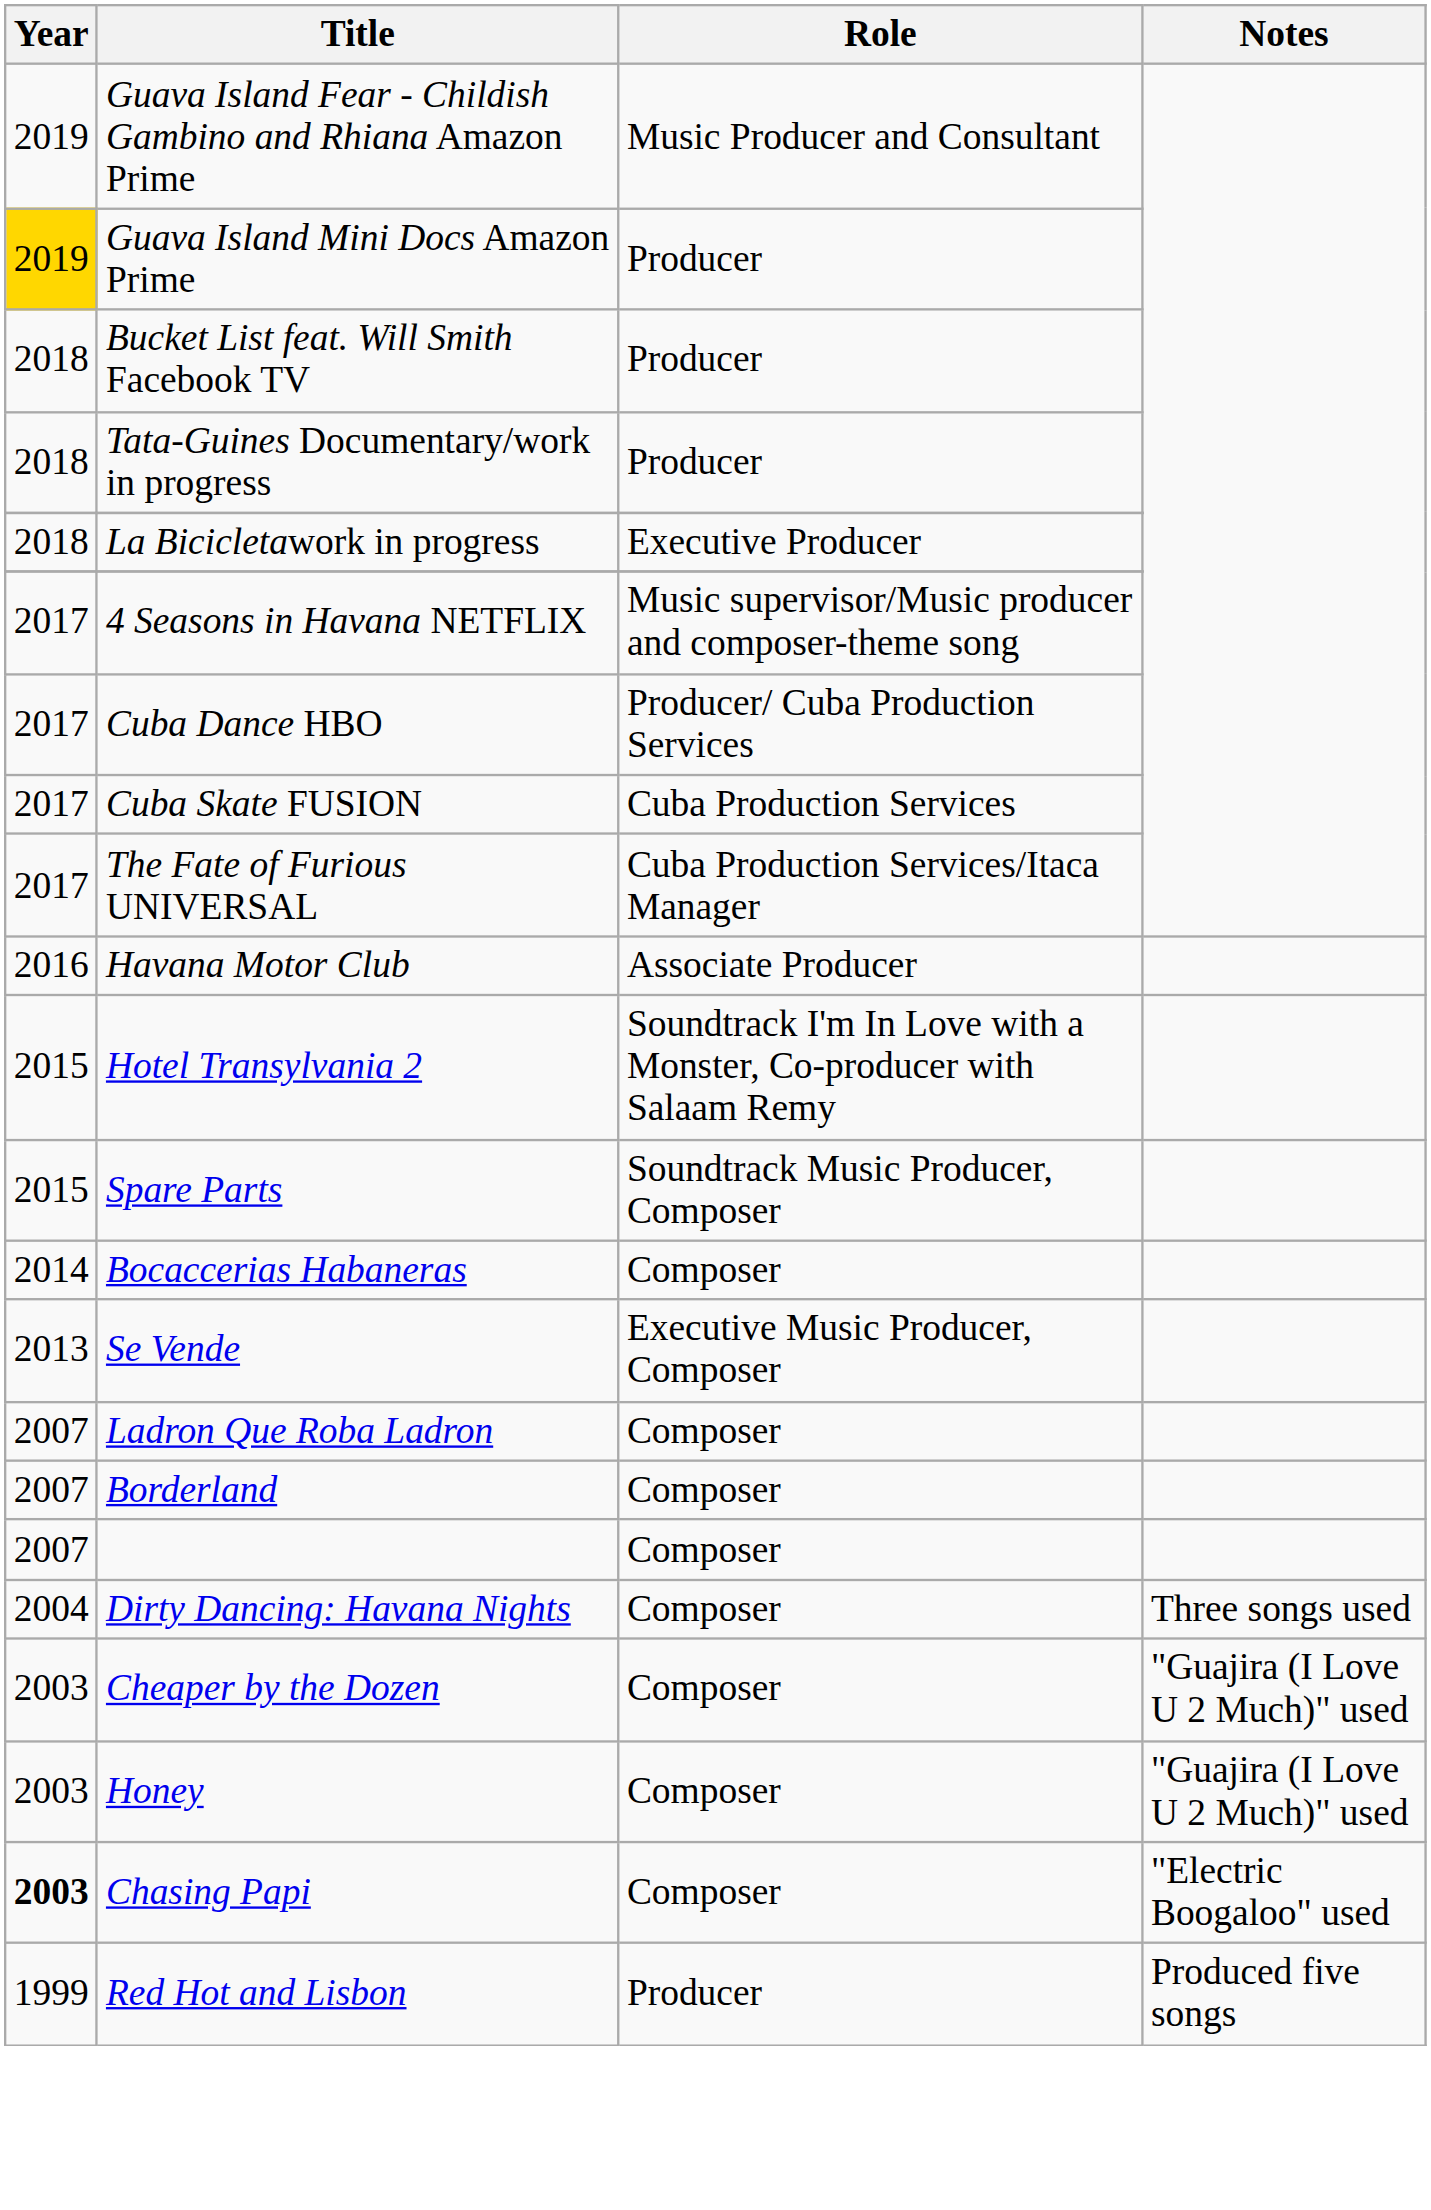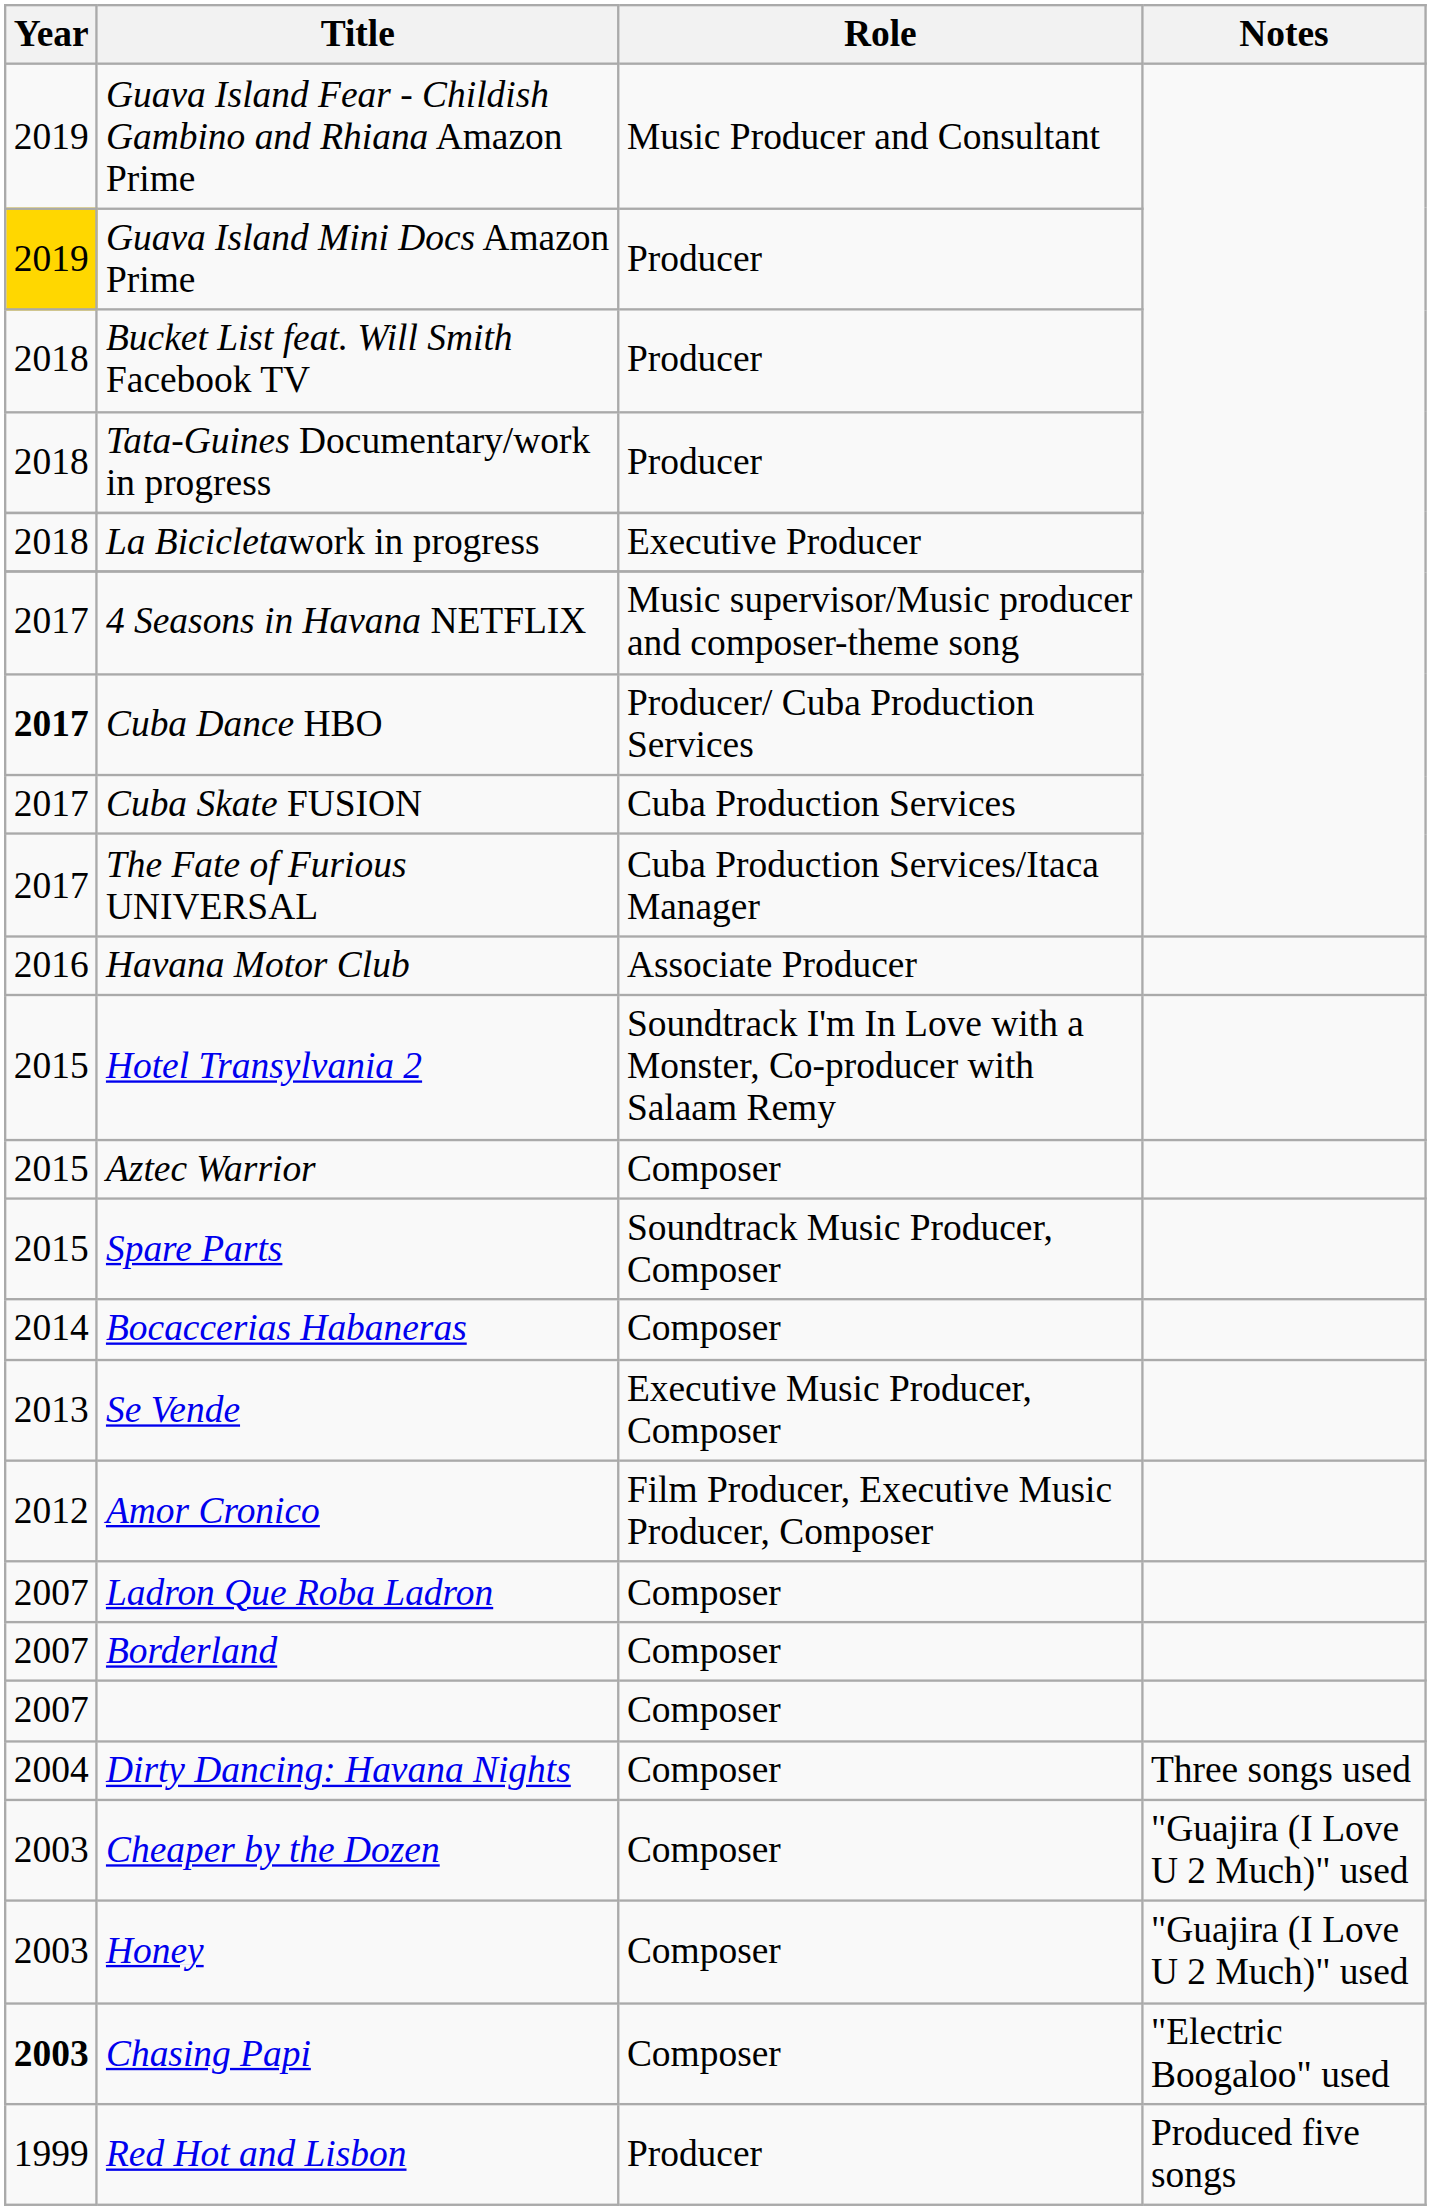(51, 723) normal -> (51, 723) bold
+ row: (211, 1167)
+ row: (213, 1510)
